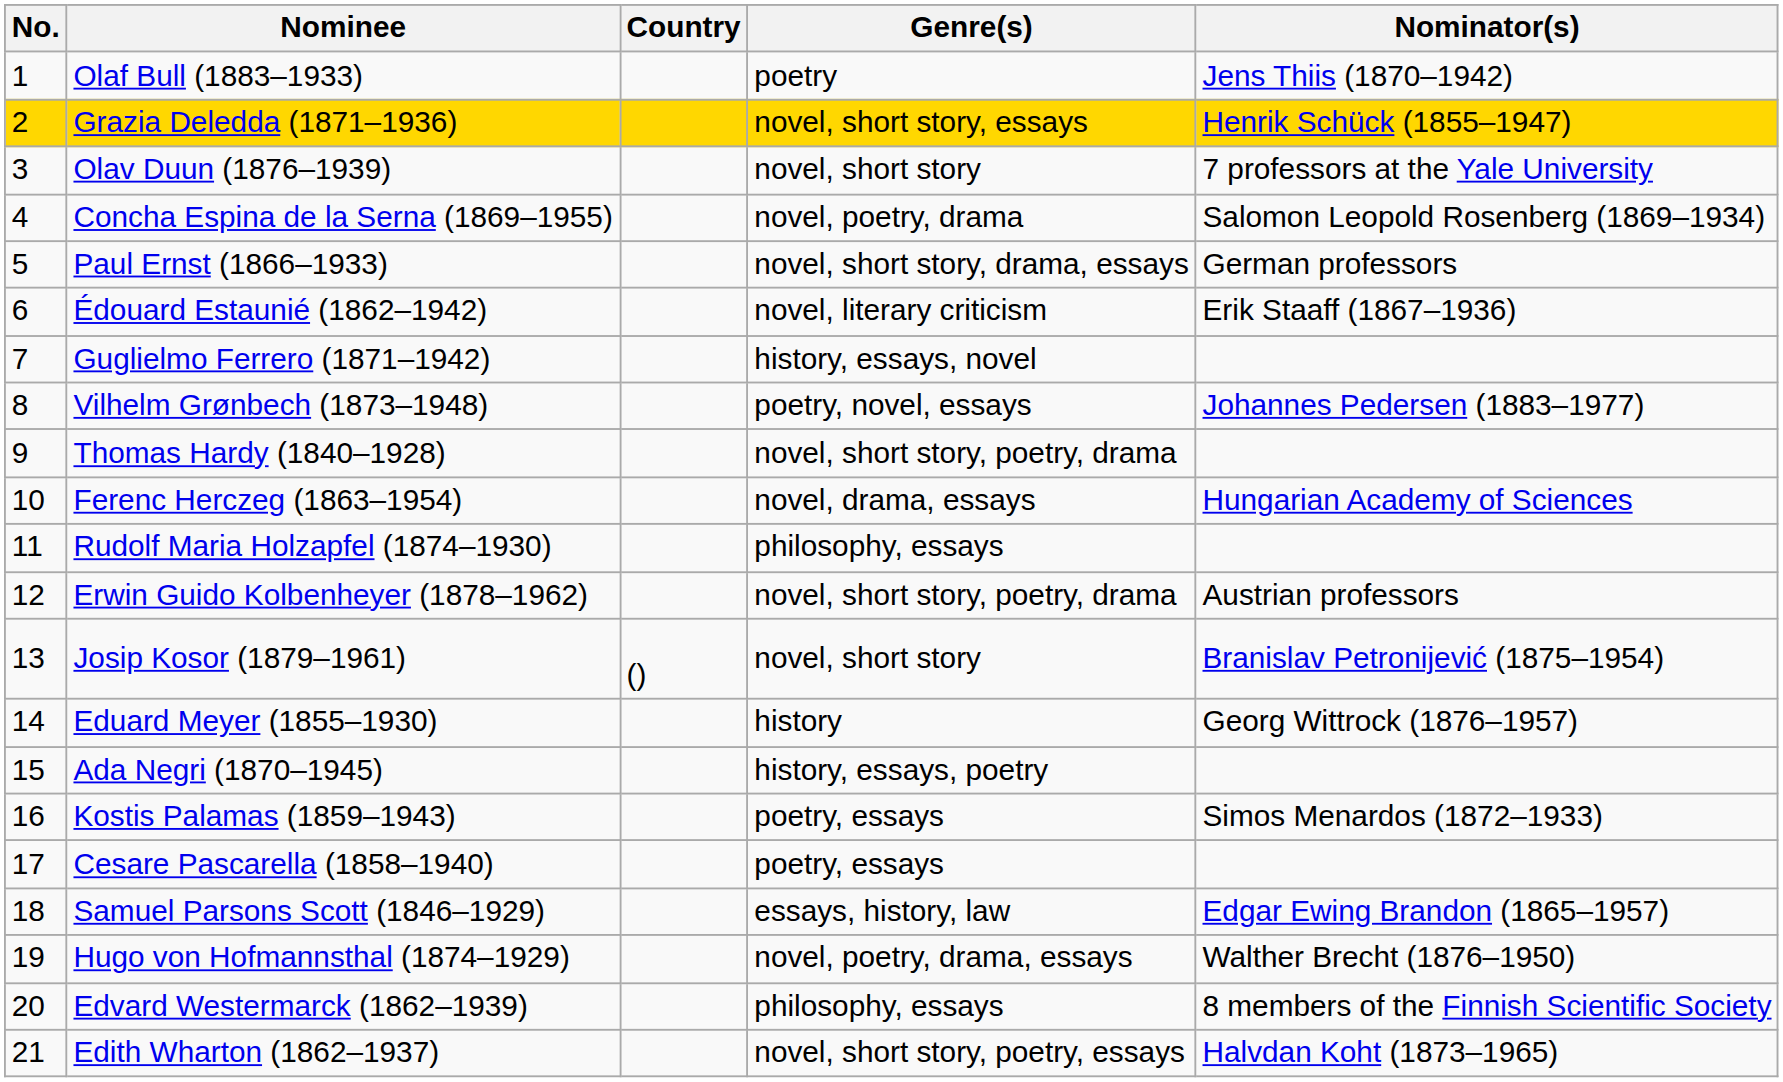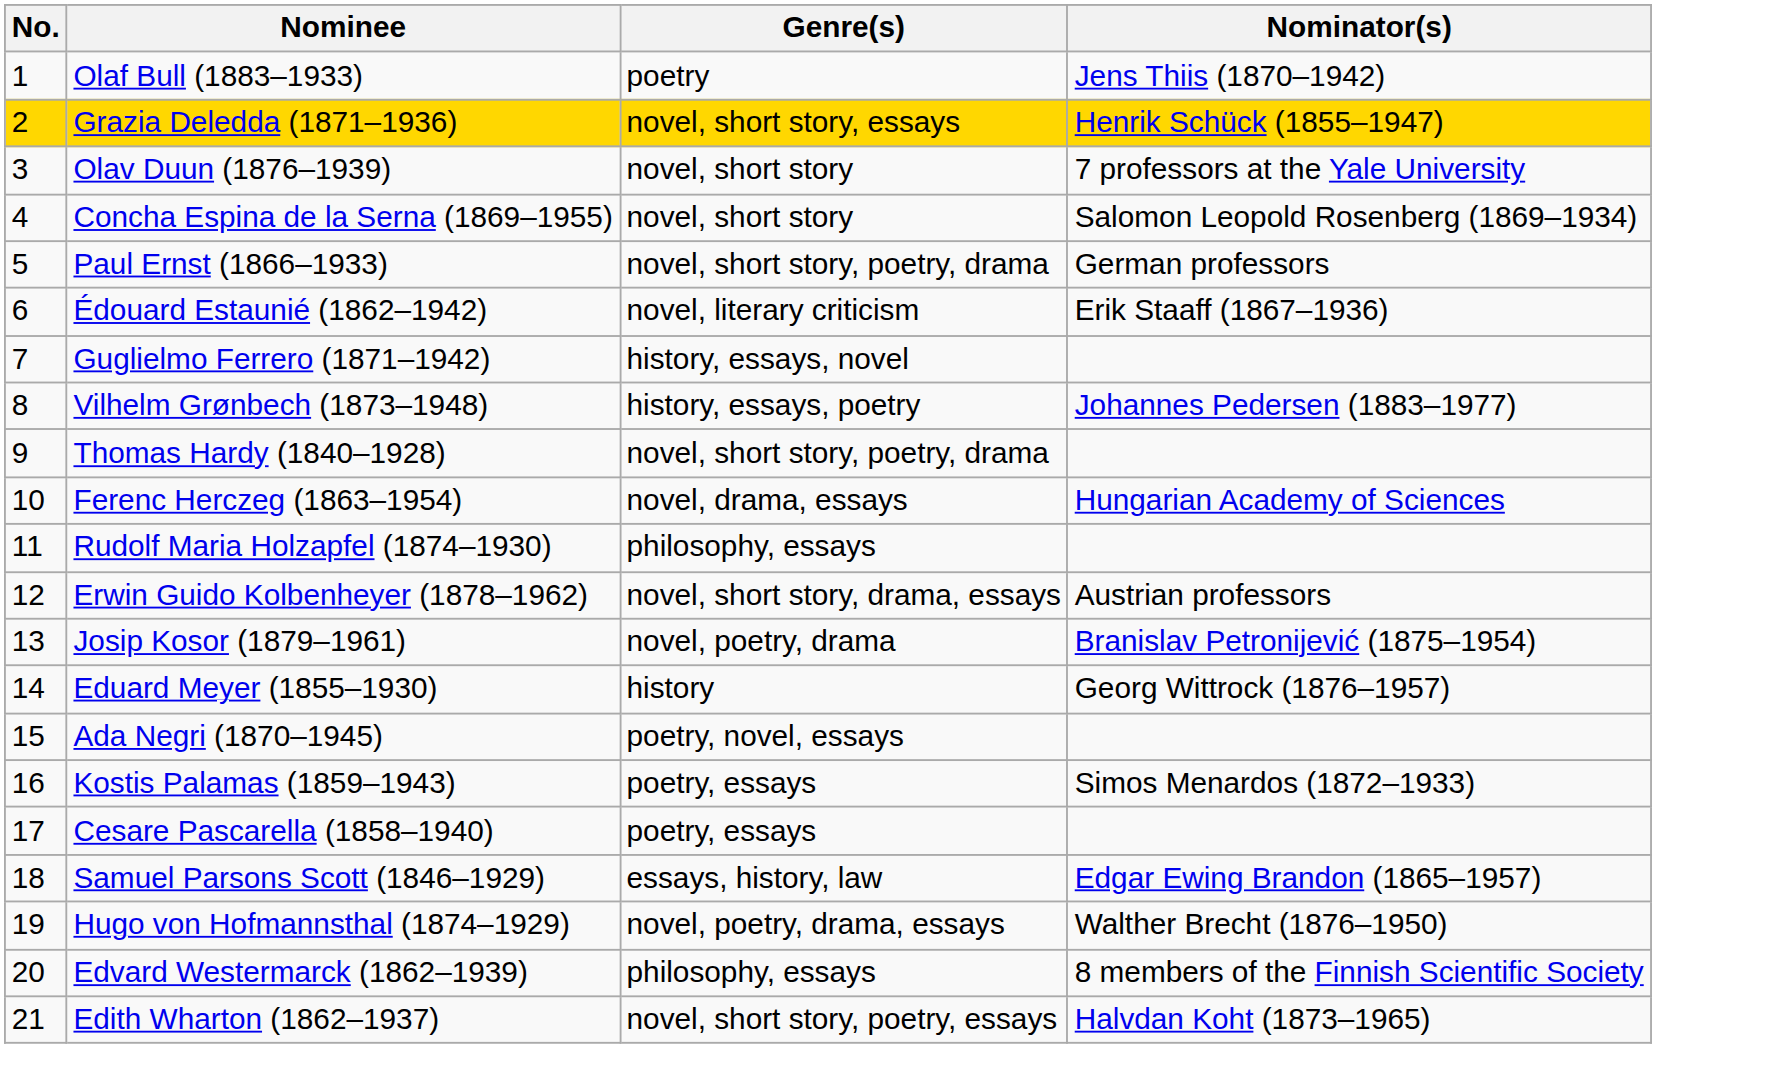- column: (684, 28)
(889, 216) novel, poetry, drama -> (740, 216) novel, short story
(972, 264) novel, short story, drama, essays -> (838, 264) novel, short story, poetry, drama
(893, 405) poetry, novel, essays -> (773, 405) history, essays, poetry
(966, 594) novel, short story, poetry, drama -> (844, 594) novel, short story, drama, essays
(868, 658) novel, short story -> (761, 641) novel, poetry, drama
(901, 769) history, essays, poetry -> (765, 736) poetry, novel, essays
